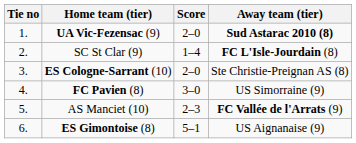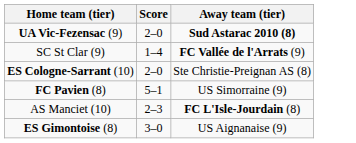- column: (23, 14)
(280, 52) FC L'Isle-Jourdain (8) -> (242, 52) FC Vallée de l'Arrats (9)
(191, 90) 3–0 -> (154, 90) 5–1
(280, 109) FC Vallée de l'Arrats (9) -> (242, 109) FC L'Isle-Jourdain (8)
(191, 128) 5–1 -> (154, 128) 3–0
